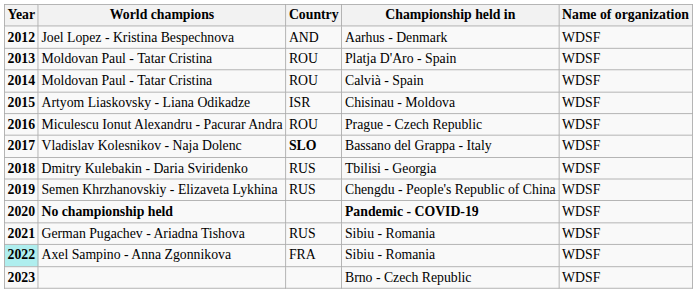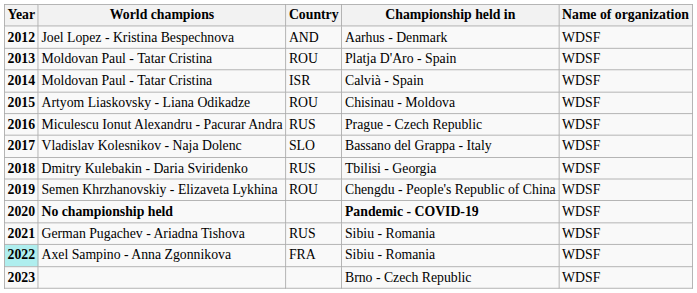(303, 80) ROU -> (300, 80) ISR
(300, 102) ISR -> (303, 102) ROU
(303, 124) ROU -> (302, 124) RUS
(303, 146) bold -> (302, 146) normal
(302, 189) RUS -> (303, 189) ROU
